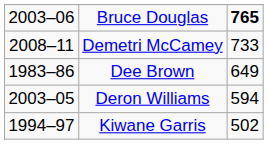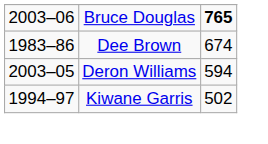- row: (152, 44)
(245, 71) 649 -> (218, 44) 674
